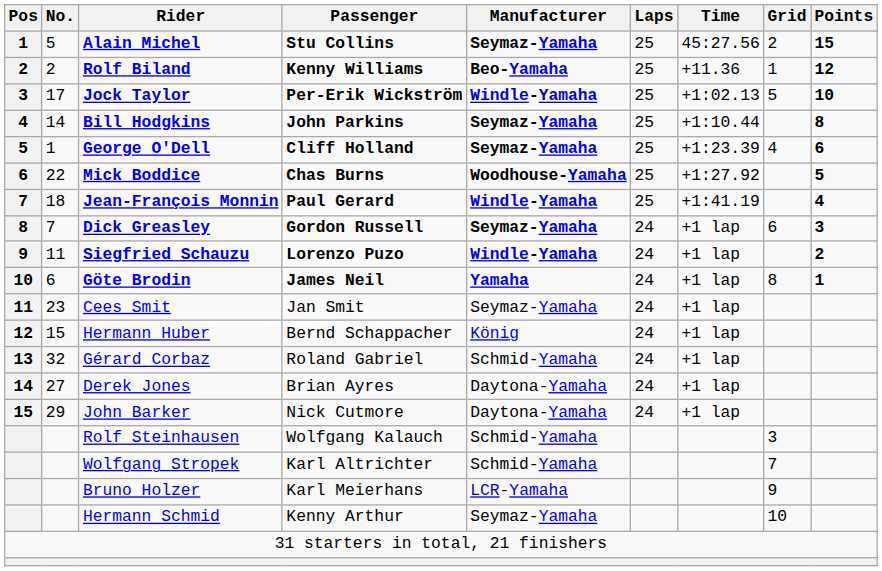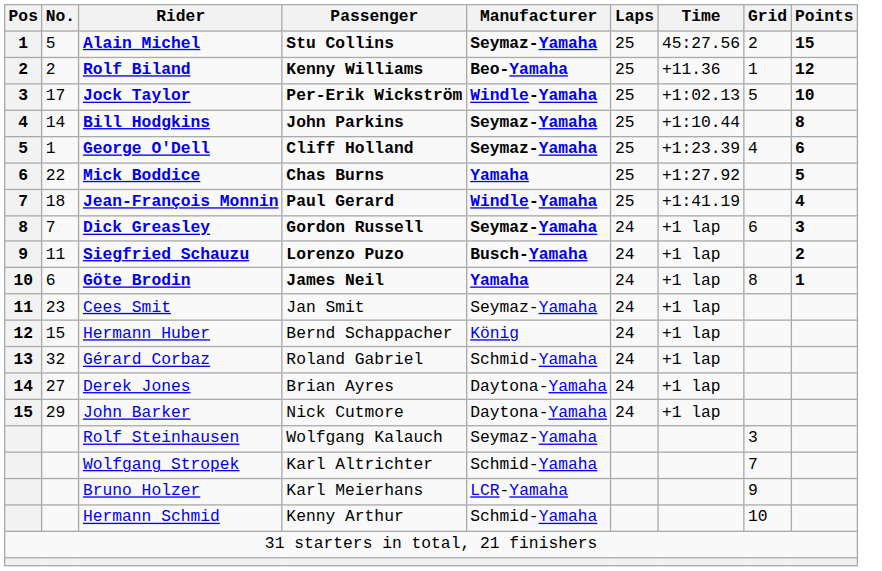(548, 176) Woodhouse-Yamaha -> (500, 176) Yamaha
(534, 255) Windle-Yamaha -> (529, 255) Busch-Yamaha
(534, 439) Schmid-Yamaha -> (534, 439) Seymaz-Yamaha
(534, 518) Seymaz-Yamaha -> (534, 518) Schmid-Yamaha
